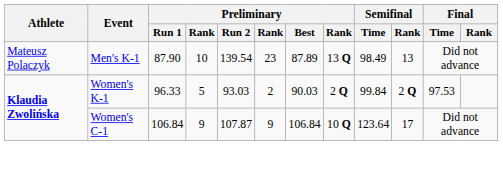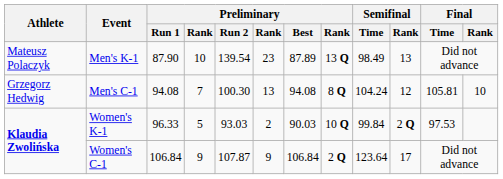+ row: (113, 91)
(339, 91) 2 Q -> (337, 124) 10 Q
(339, 124) 10 Q -> (337, 157) 2 Q
